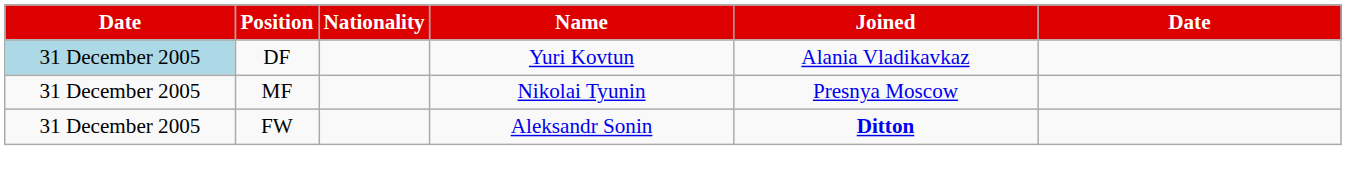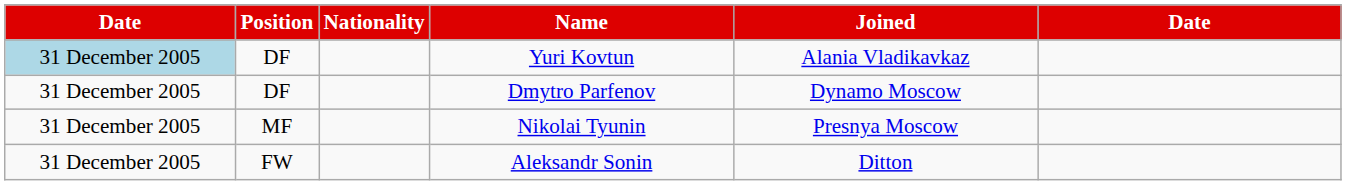+ row: (582, 92)
(885, 127) bold -> (885, 161) normal
